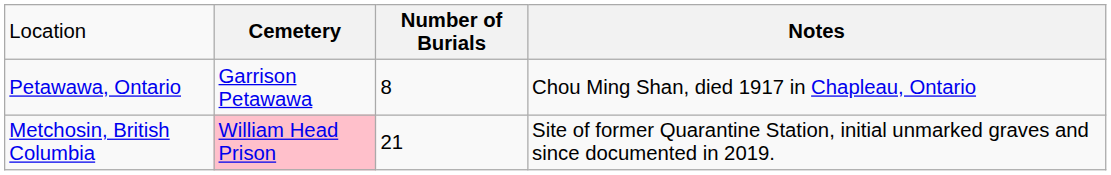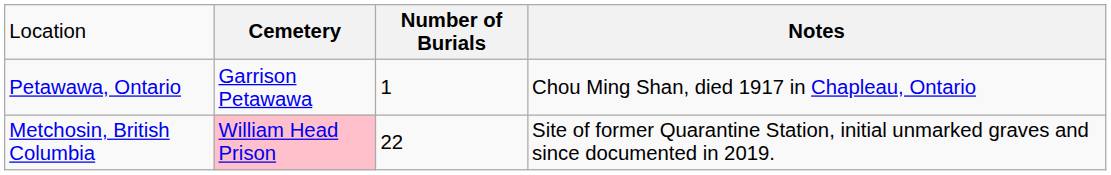(386, 87) 8 -> (386, 87) 1
(392, 142) 21 -> (392, 142) 22
